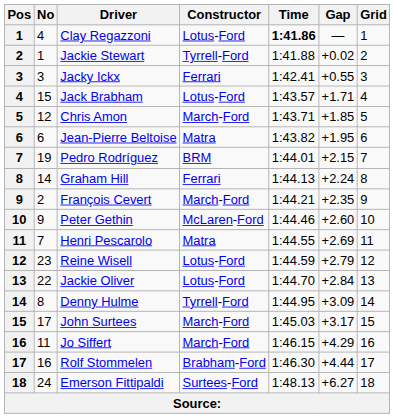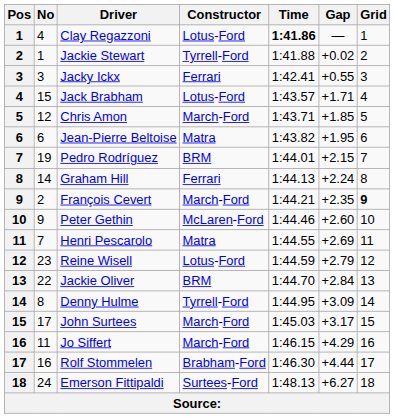(364, 199) normal -> (364, 199) bold
(214, 281) Lotus-Ford -> (197, 281) BRM
